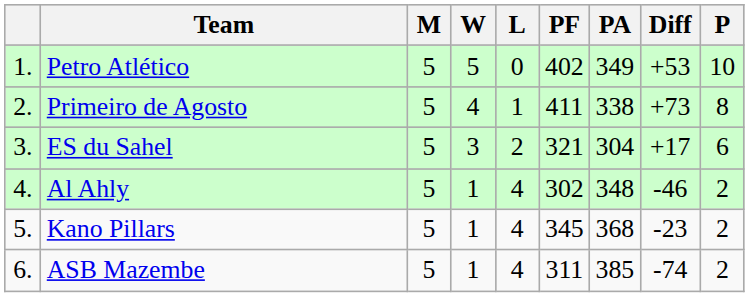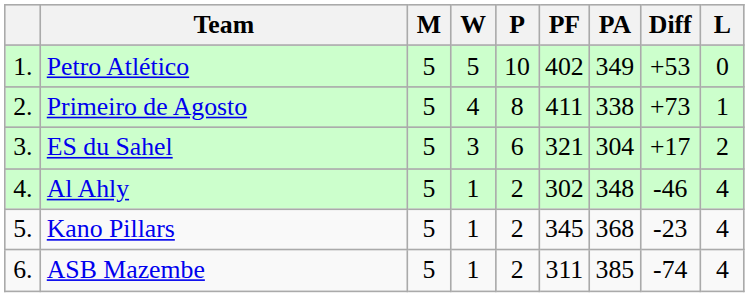columns swapped: (517, 24) <-> (722, 24)
